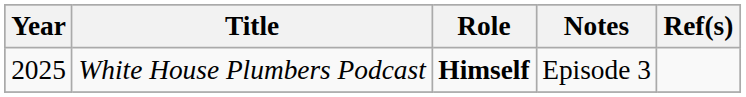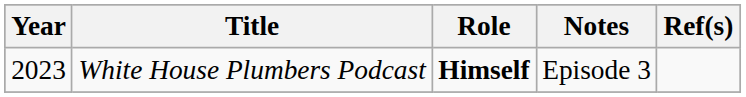(39, 69) 2025 -> (39, 69) 2023
